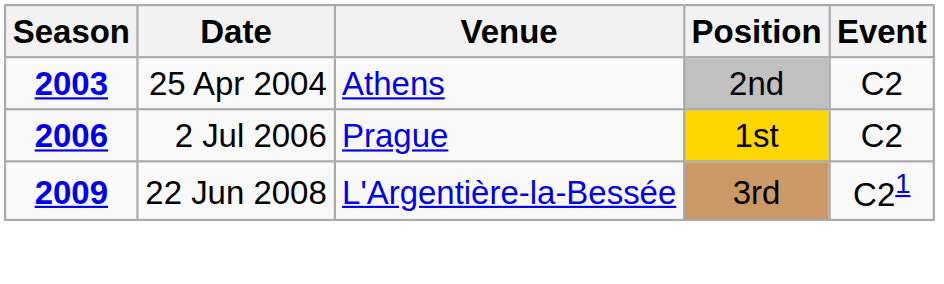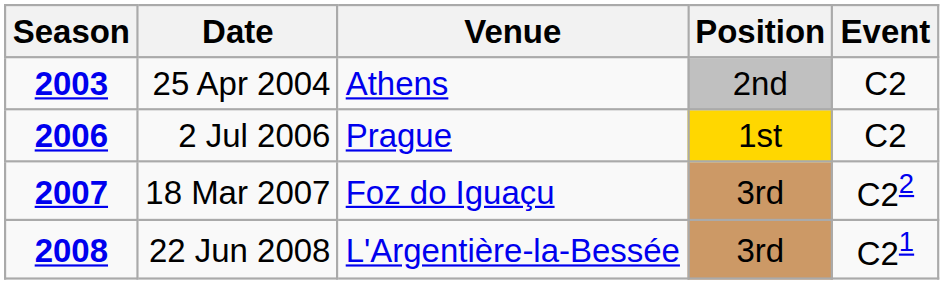+ row: (238, 191)
(71, 191) 2009 -> (71, 250) 2008
